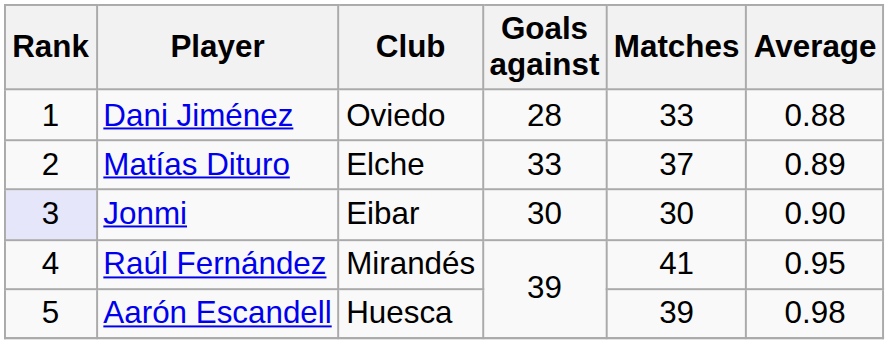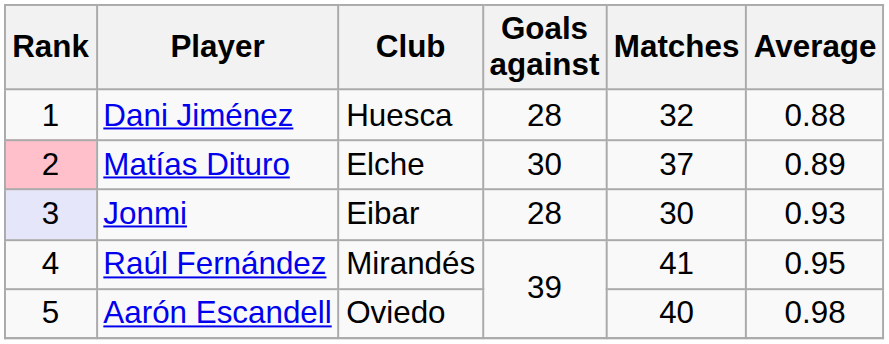(396, 114) Oviedo -> (399, 114) Huesca
(677, 114) 33 -> (677, 114) 32
(51, 164) no background -> (51, 164) pink background
(545, 164) 33 -> (545, 164) 30
(545, 213) 30 -> (545, 213) 28
(815, 213) 0.90 -> (815, 213) 0.93
(399, 313) Huesca -> (396, 313) Oviedo
(677, 313) 39 -> (677, 313) 40
